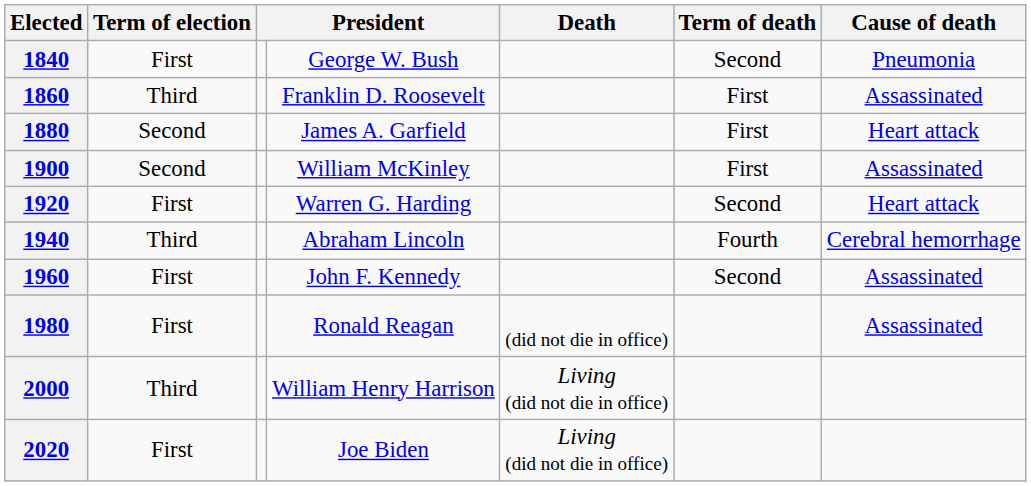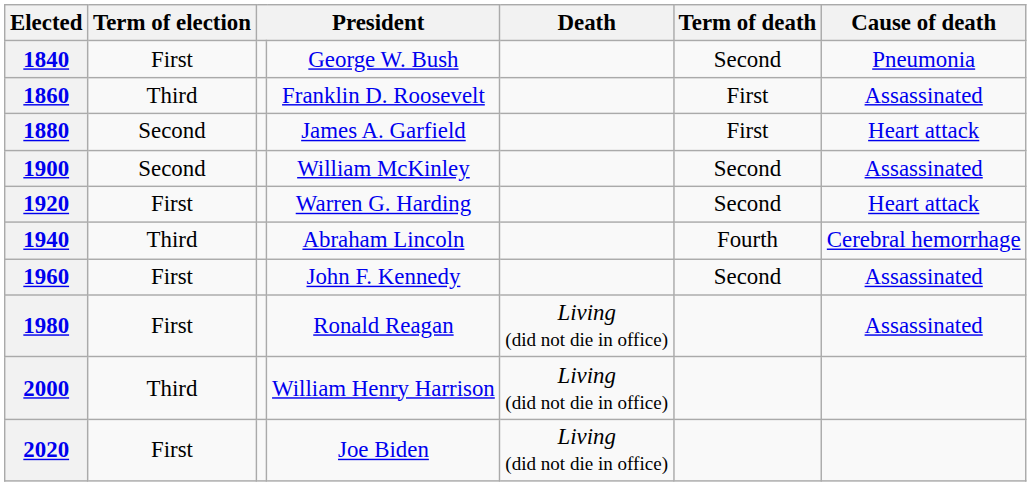(747, 167) First -> (747, 167) Second
(587, 340) (did not die in office) -> (587, 325) Living (did not die in office)
